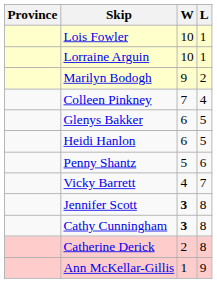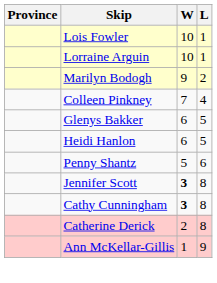- row: (99, 183)
